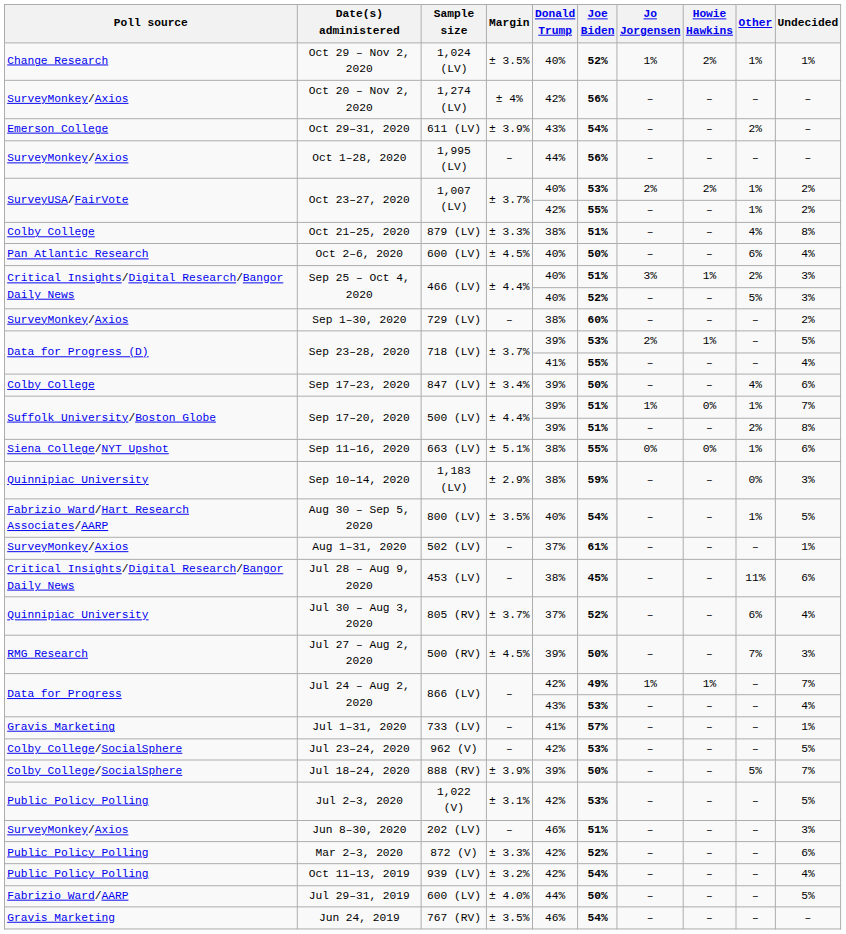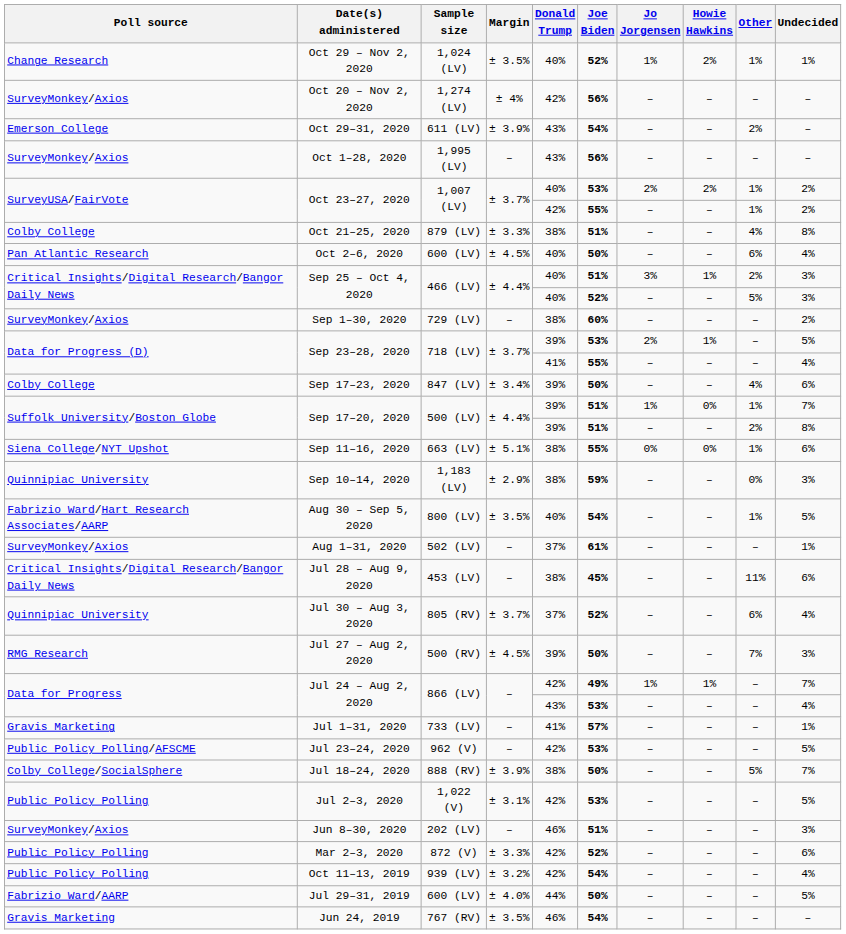(555, 159) 44% -> (555, 159) 43%
(95, 749) Colby College/SocialSphere -> (101, 749) Public Policy Polling/AFSCME
(555, 770) 39% -> (555, 770) 38%
